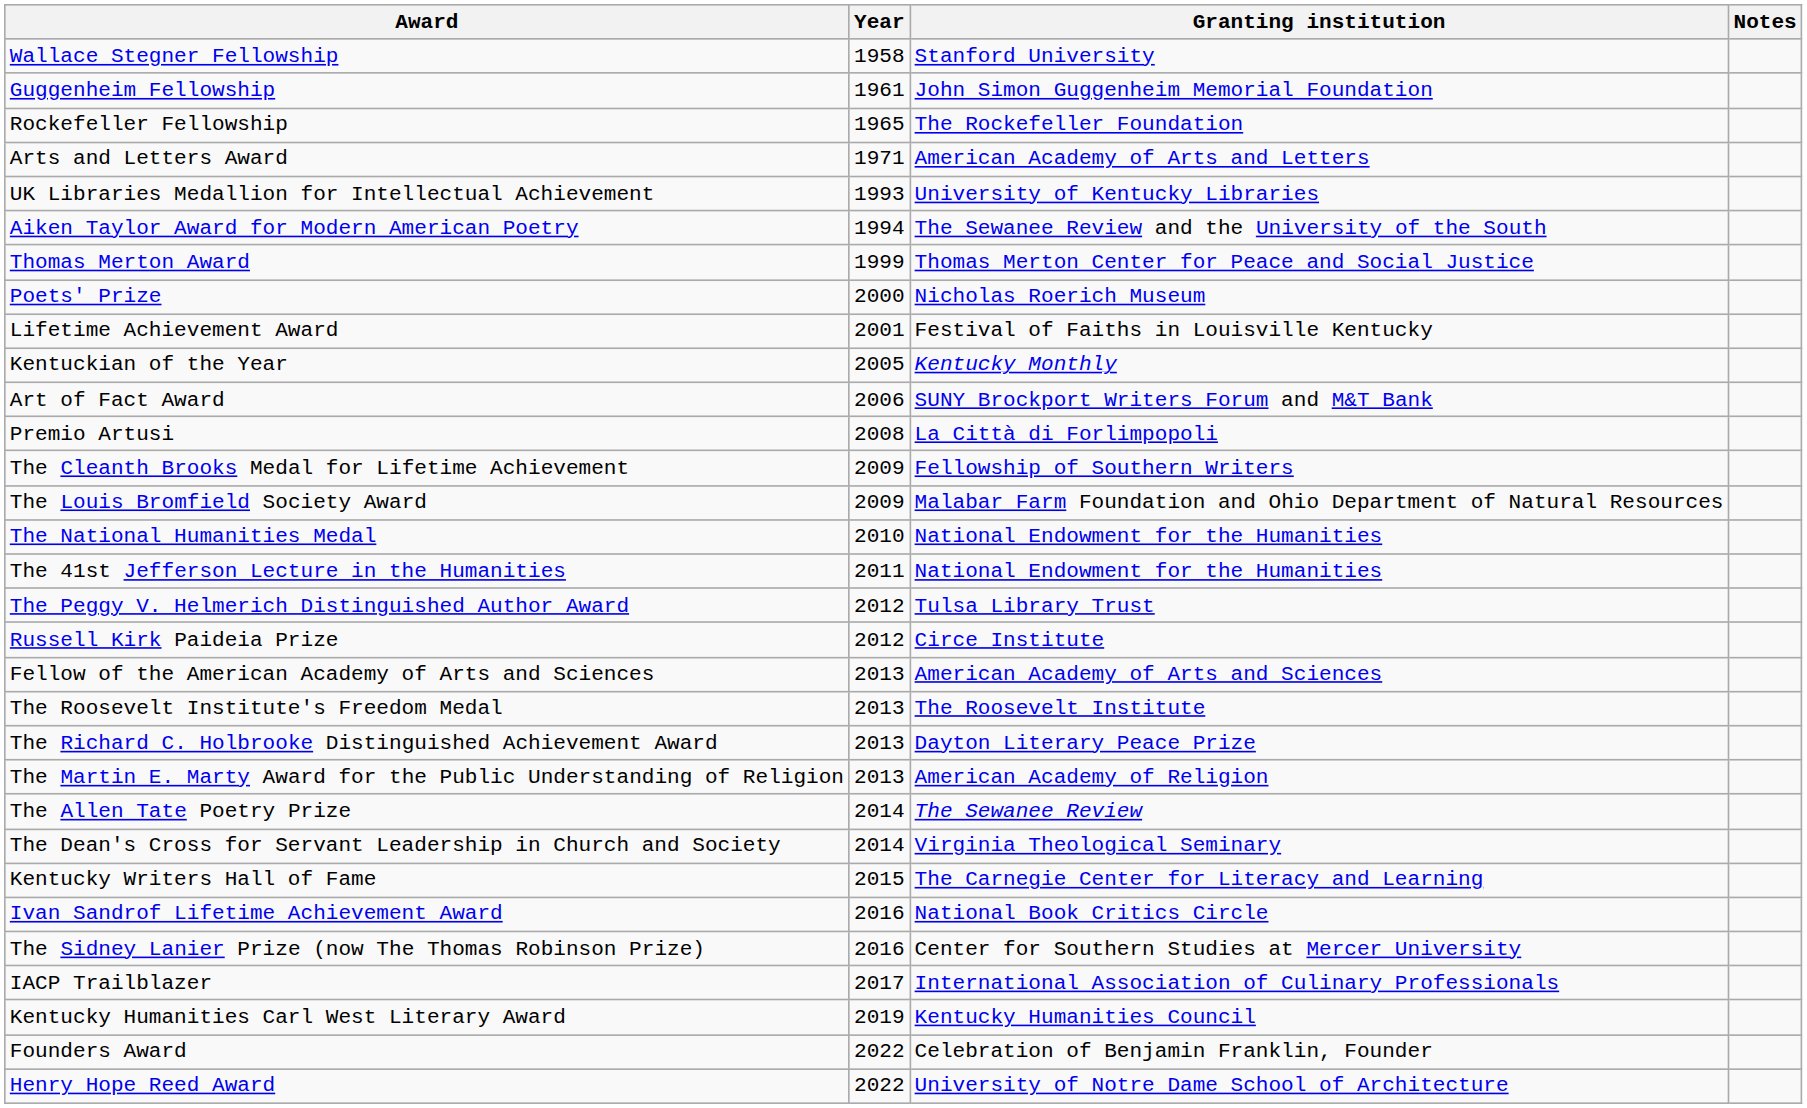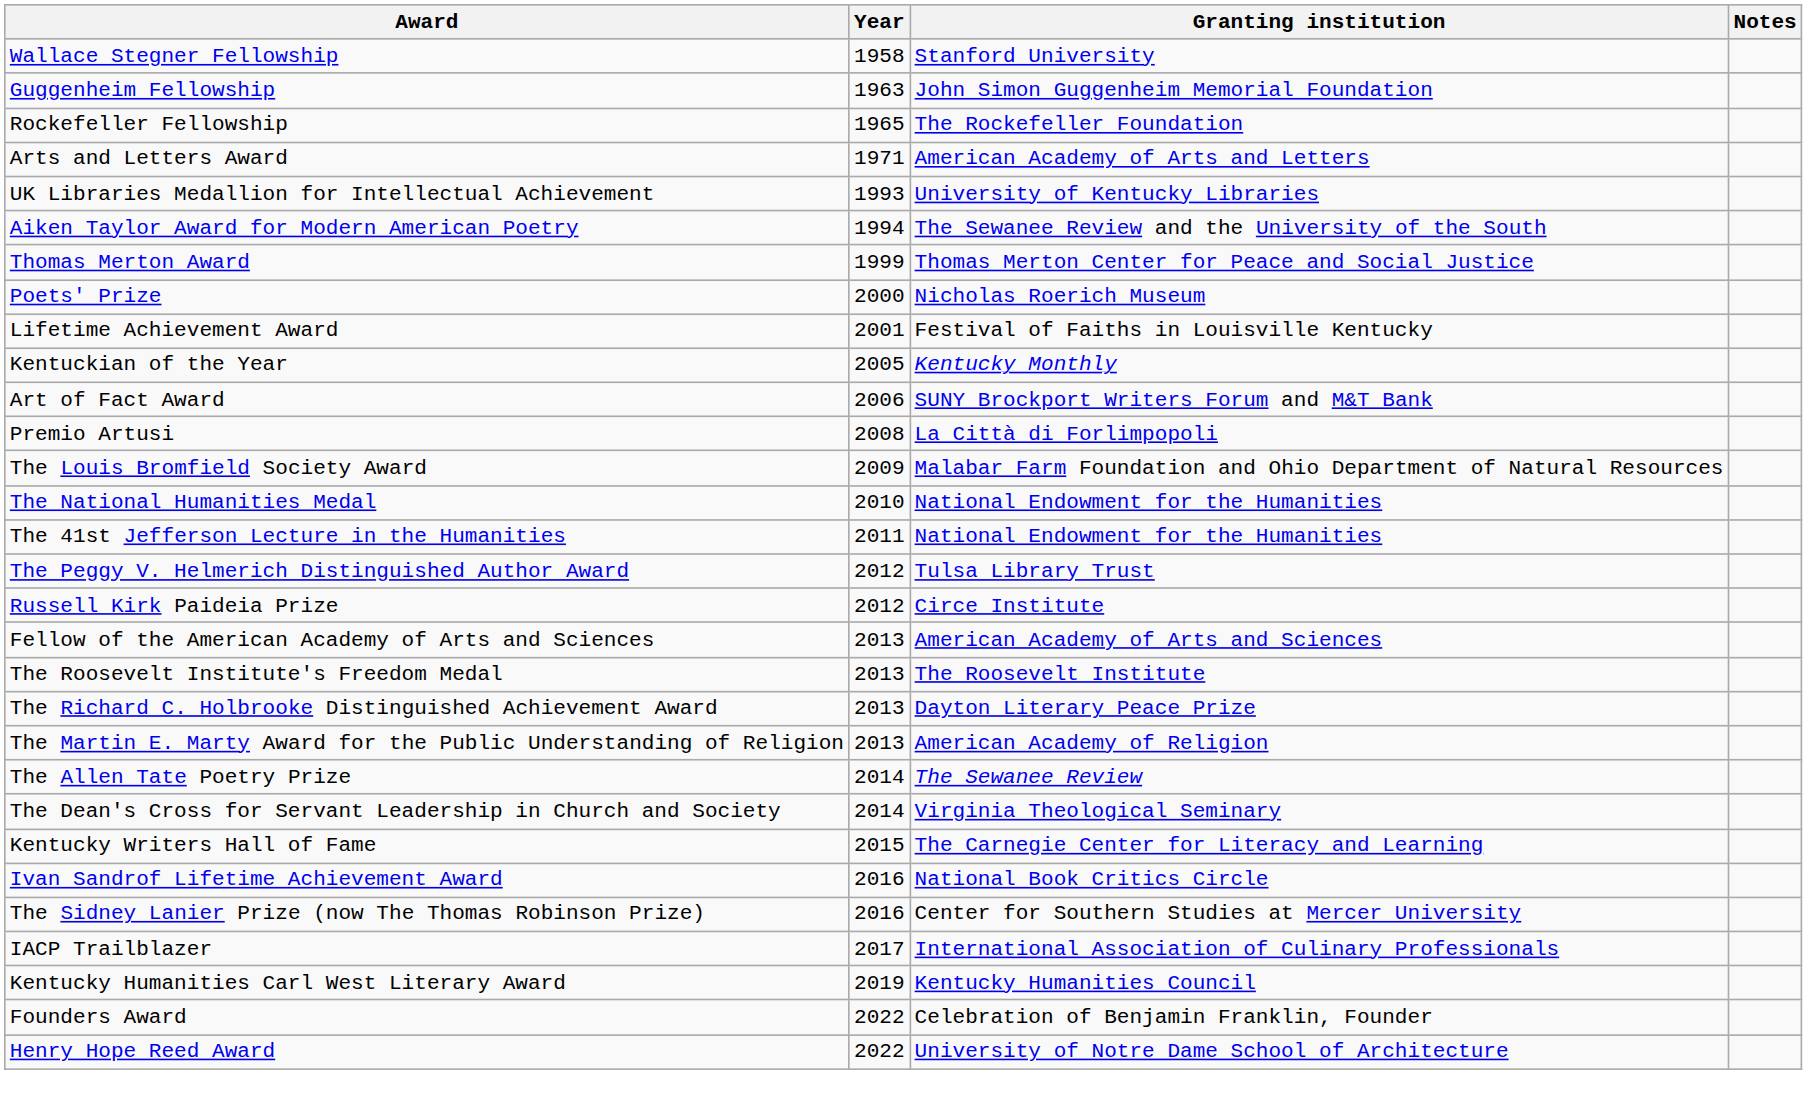(879, 91) 1961 -> (879, 91) 1963
- row: (319, 468)
